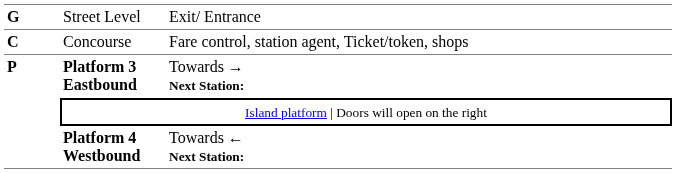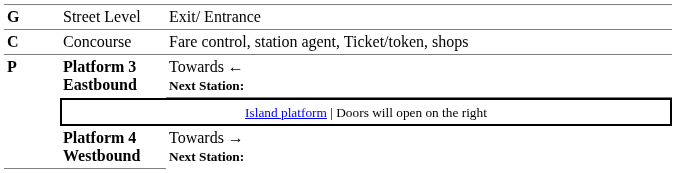(207, 76) Towards → Next Station: -> (207, 76) Towards ← Next Station:
(207, 146) Towards ← Next Station: -> (207, 146) Towards → Next Station:
